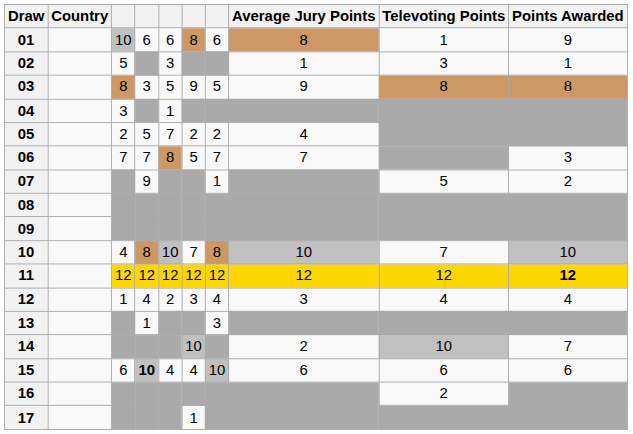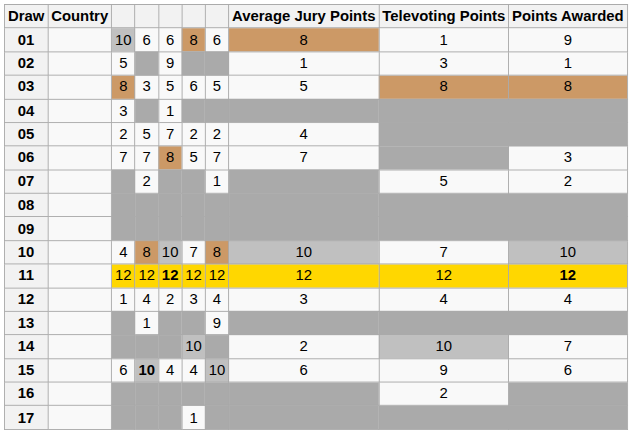(170, 63) 3 -> (170, 63) 9
(194, 87) 9 -> (194, 87) 6
(304, 87) 9 -> (304, 87) 5
(147, 181) 9 -> (147, 181) 2
(170, 275) normal -> (170, 275) bold
(217, 323) 3 -> (217, 323) 9
(444, 370) 6 -> (444, 370) 9
